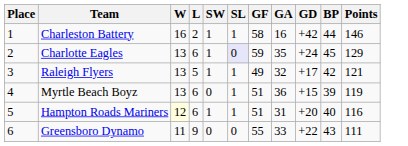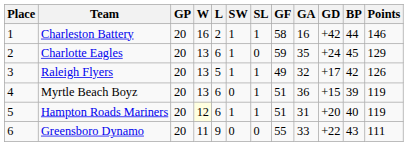+ column: (182, 14)
(234, 53) lavender background -> (257, 53) no background
(354, 72) 121 -> (377, 72) 126
(354, 111) 116 -> (377, 111) 119
